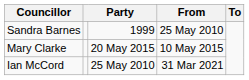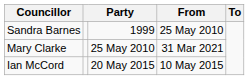(123, 48) 20 May 2015 -> (123, 48) 25 May 2010
(192, 48) 10 May 2015 -> (192, 48) 31 Mar 2021
(123, 65) 25 May 2010 -> (123, 65) 20 May 2015
(192, 65) 31 Mar 2021 -> (192, 65) 10 May 2015
